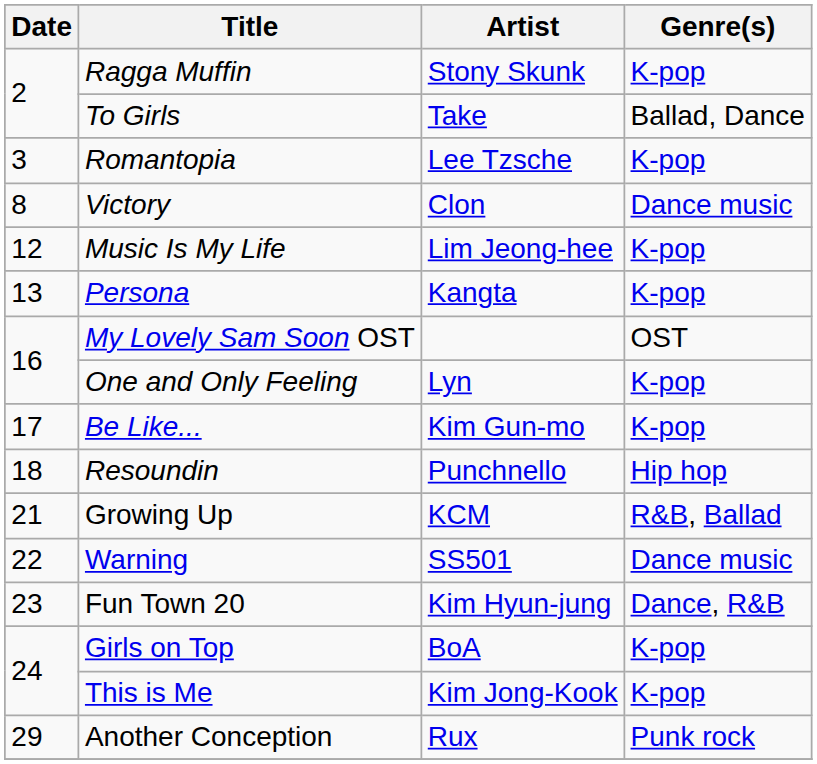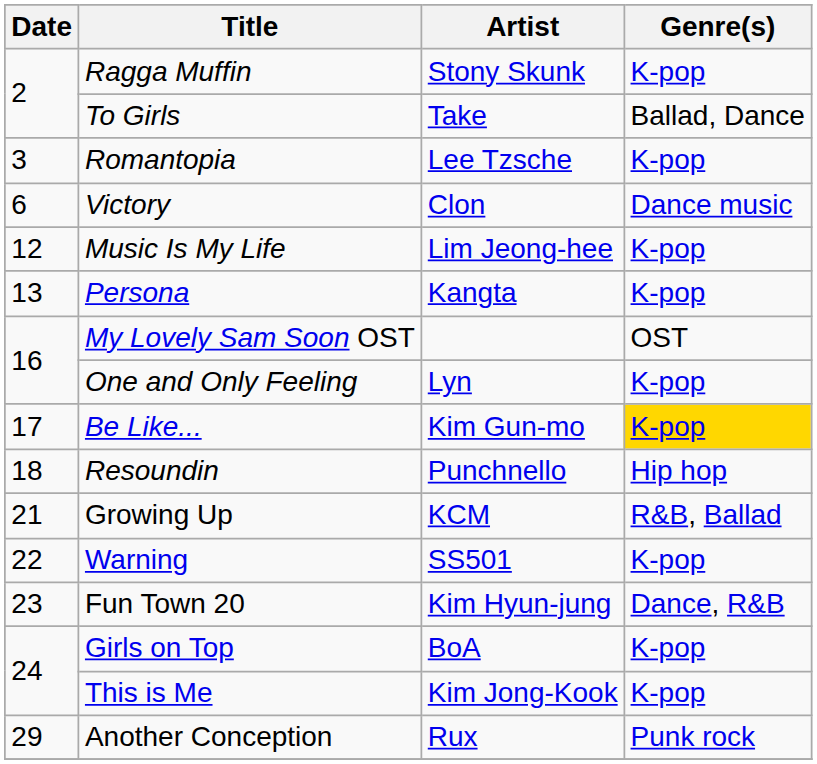(19, 204) 8 -> (19, 204) 6
(668, 426) no background -> (668, 426) gold background
(711, 559) Dance music -> (668, 559) K-pop
